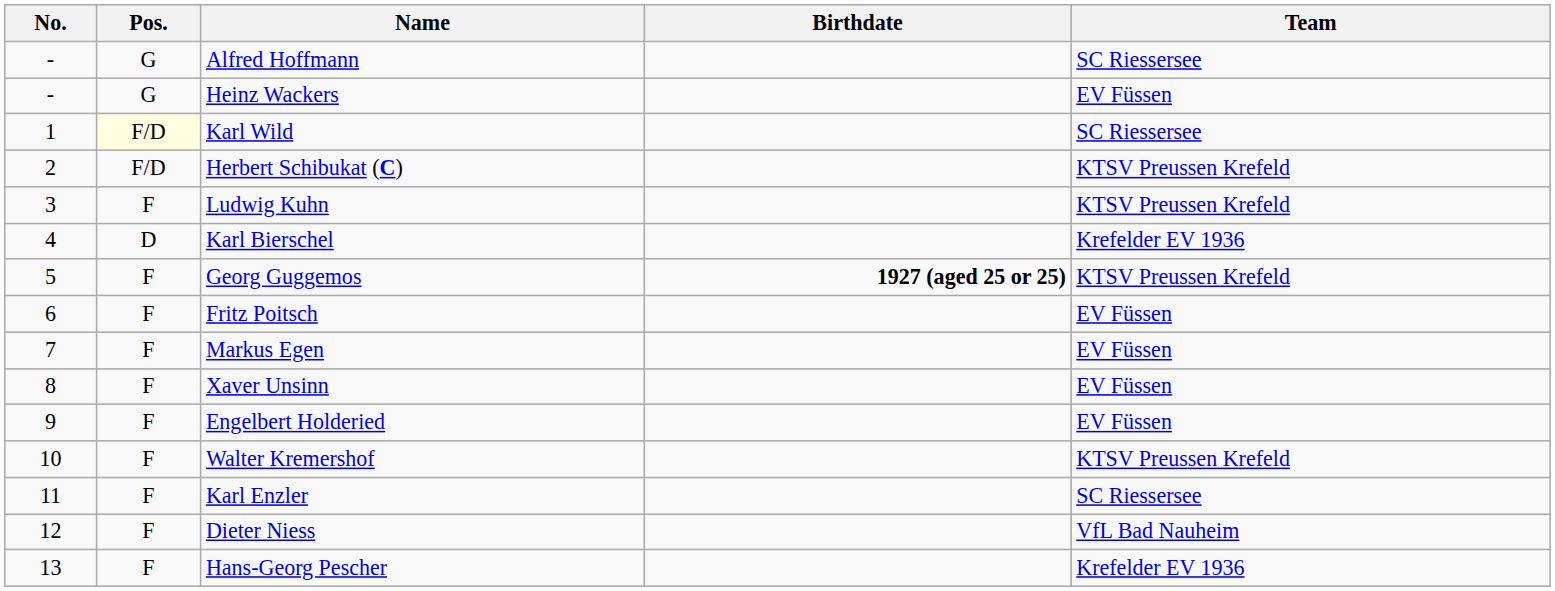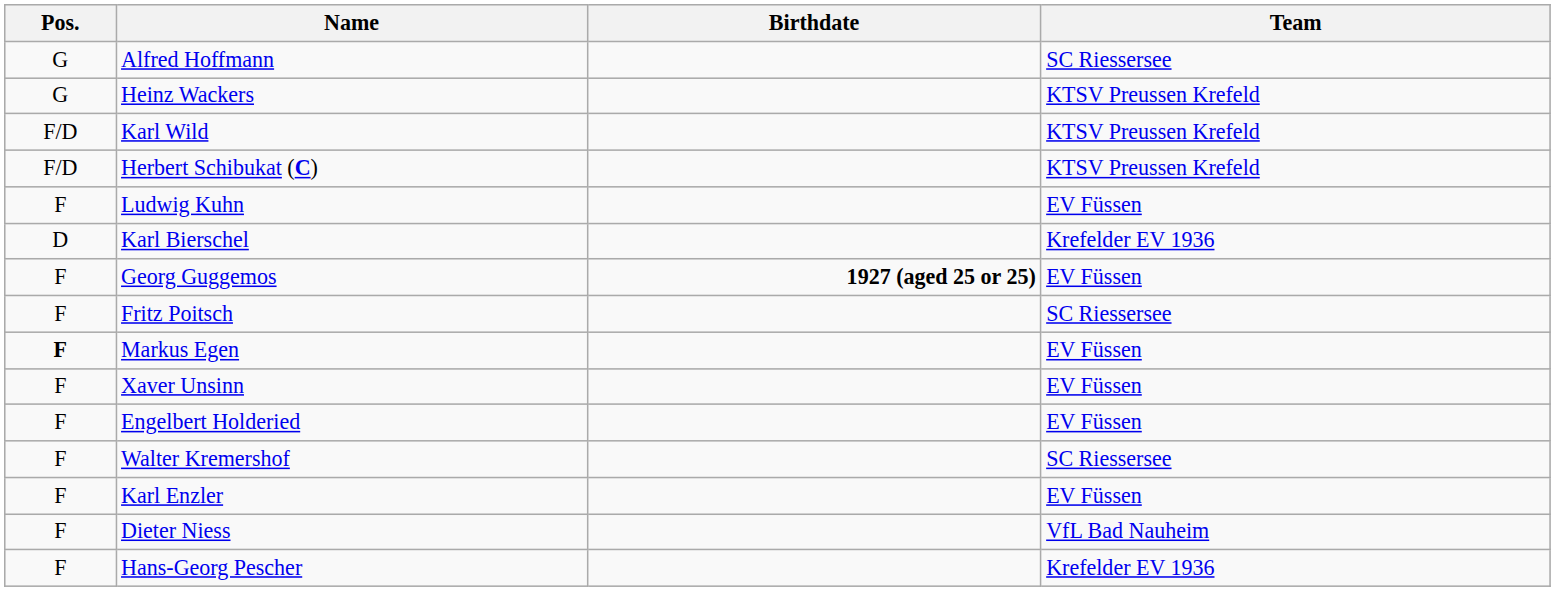- column: (50, 23)
(1124, 95) EV Füssen -> (1153, 95) KTSV Preussen Krefeld
(148, 132) lightyellow background -> (60, 132) no background
(1139, 132) SC Riessersee -> (1153, 132) KTSV Preussen Krefeld
(1183, 204) KTSV Preussen Krefeld -> (1094, 204) EV Füssen
(1183, 277) KTSV Preussen Krefeld -> (1094, 277) EV Füssen
(1124, 313) EV Füssen -> (1109, 313) SC Riessersee
(148, 350) normal -> (60, 350) bold
(1183, 459) KTSV Preussen Krefeld -> (1109, 459) SC Riessersee
(1139, 495) SC Riessersee -> (1094, 495) EV Füssen
